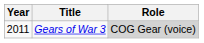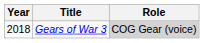(18, 29) 2011 -> (19, 29) 2018
